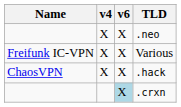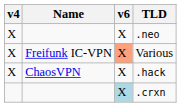columns swapped: (51, 14) <-> (106, 14)
(122, 53) no background -> (122, 53) lightsalmon background
